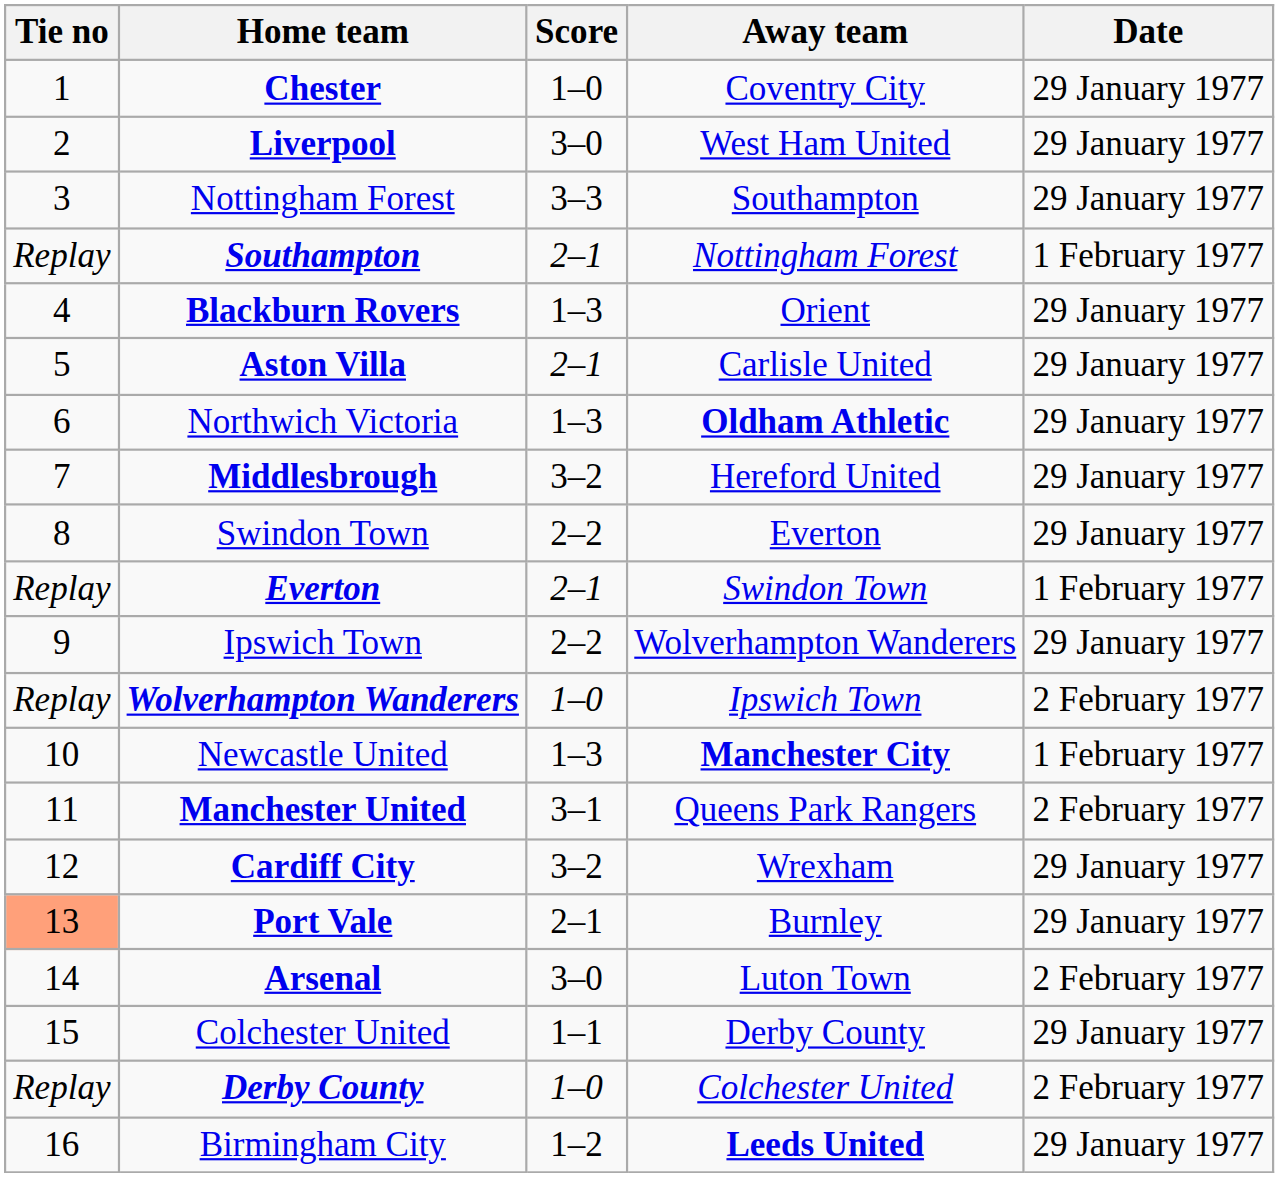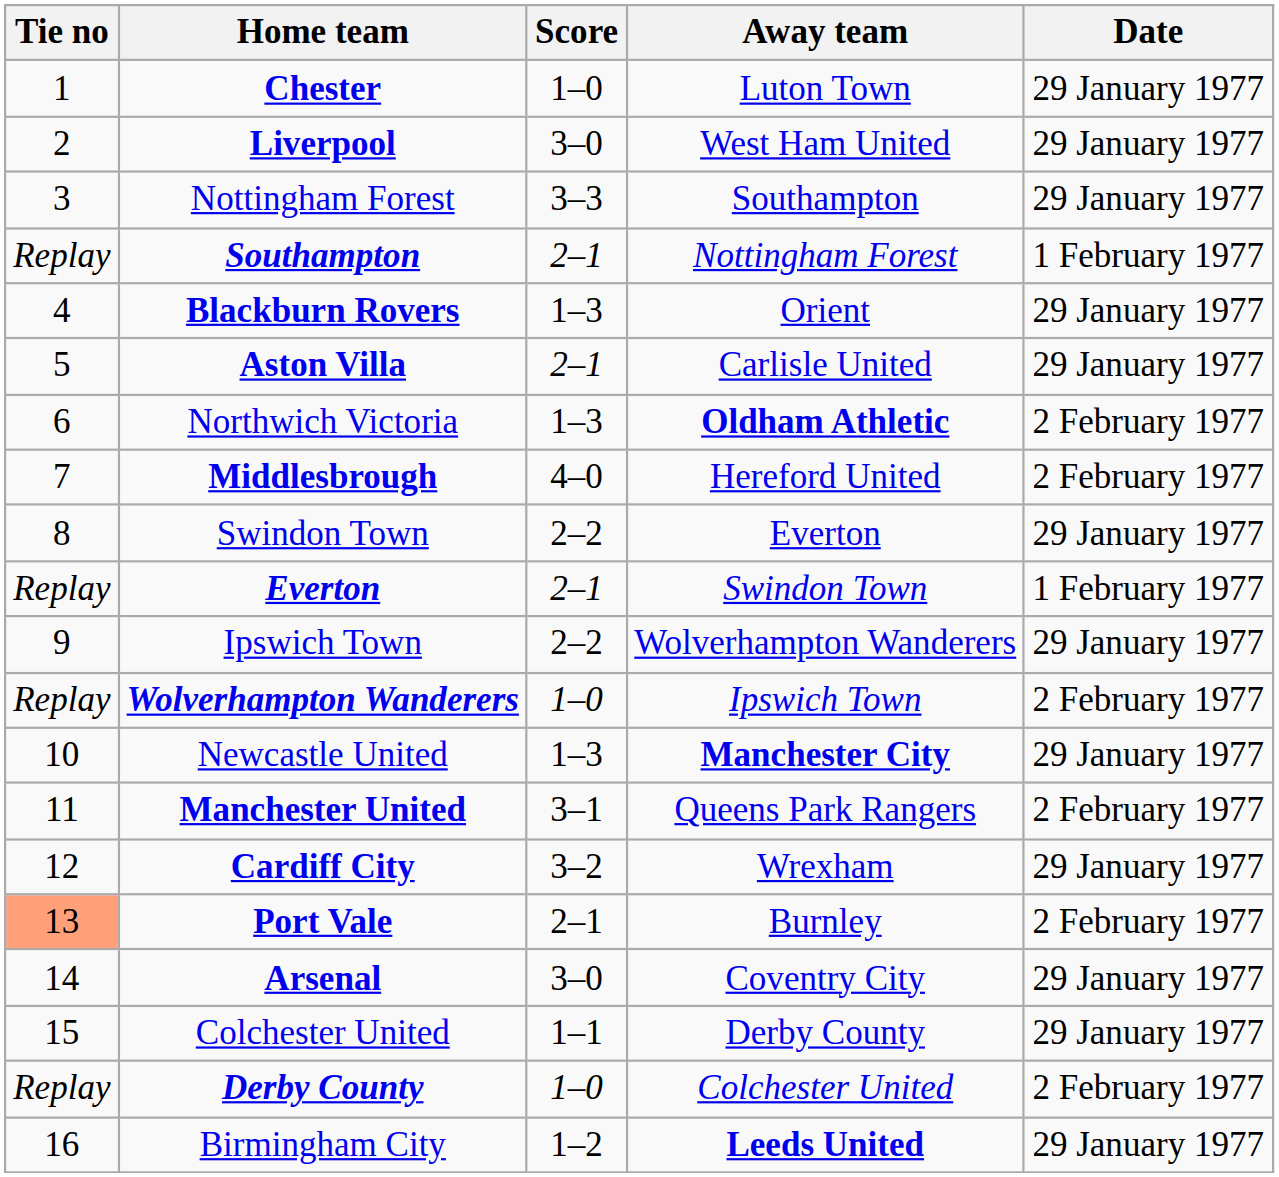(825, 87) Coventry City -> (825, 87) Luton Town
(1148, 421) 29 January 1977 -> (1148, 421) 2 February 1977
(577, 476) 3–2 -> (577, 476) 4–0
(1148, 476) 29 January 1977 -> (1148, 476) 2 February 1977
(1148, 754) 1 February 1977 -> (1148, 754) 29 January 1977
(1148, 921) 29 January 1977 -> (1148, 921) 2 February 1977
(825, 976) Luton Town -> (825, 976) Coventry City
(1148, 976) 2 February 1977 -> (1148, 976) 29 January 1977
